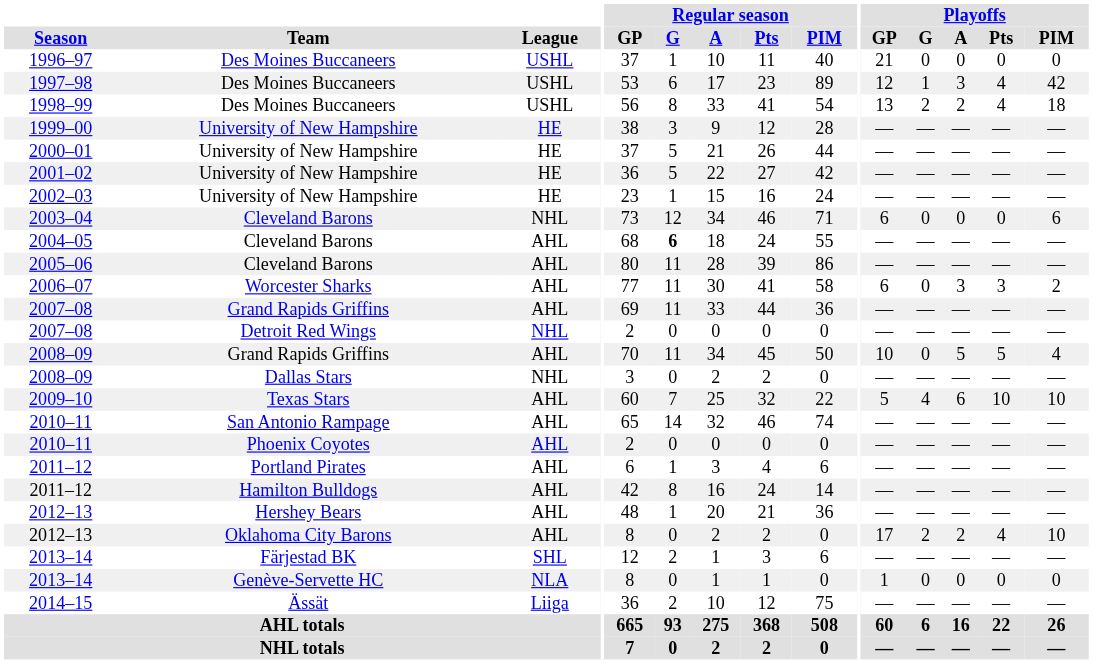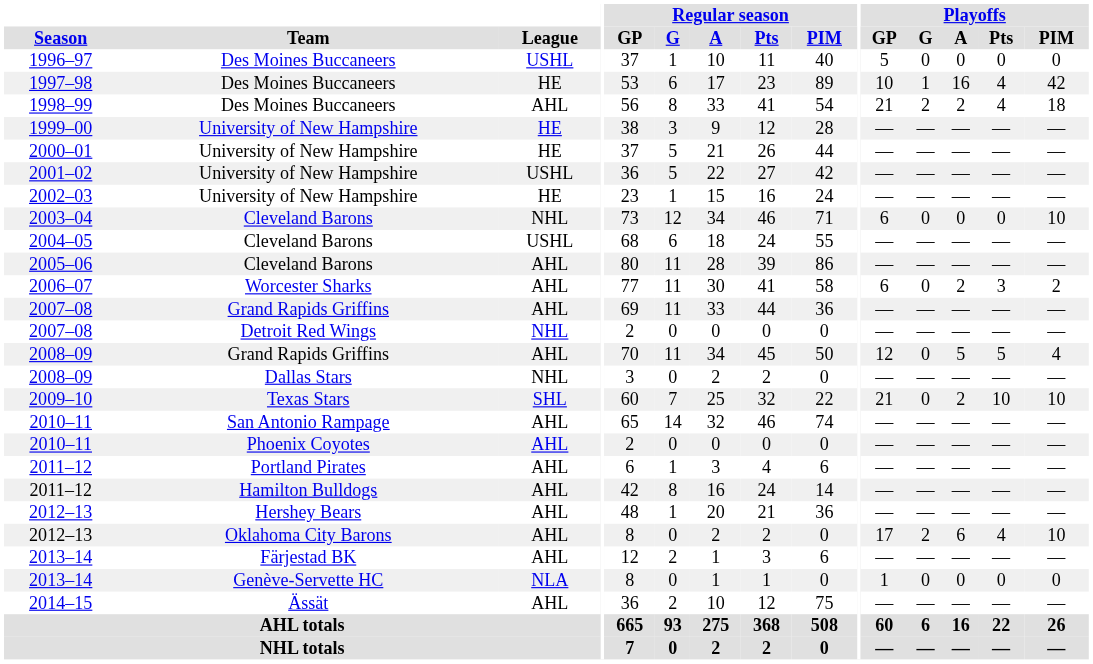(884, 60) 21 -> (884, 60) 5
(550, 83) USHL -> (550, 83) HE
(884, 83) 12 -> (884, 83) 10
(961, 83) 3 -> (961, 83) 16
(550, 105) USHL -> (550, 105) AHL
(884, 105) 13 -> (884, 105) 21
(550, 173) HE -> (550, 173) USHL
(1056, 218) 6 -> (1056, 218) 10
(550, 241) AHL -> (550, 241) USHL
(673, 241) bold -> (673, 241) normal
(961, 286) 3 -> (961, 286) 2
(884, 354) 10 -> (884, 354) 12
(550, 399) AHL -> (550, 399) SHL
(884, 399) 5 -> (884, 399) 21
(926, 399) 4 -> (926, 399) 0
(961, 399) 6 -> (961, 399) 2
(961, 535) 2 -> (961, 535) 6
(550, 557) SHL -> (550, 557) AHL
(550, 602) Liiga -> (550, 602) AHL
